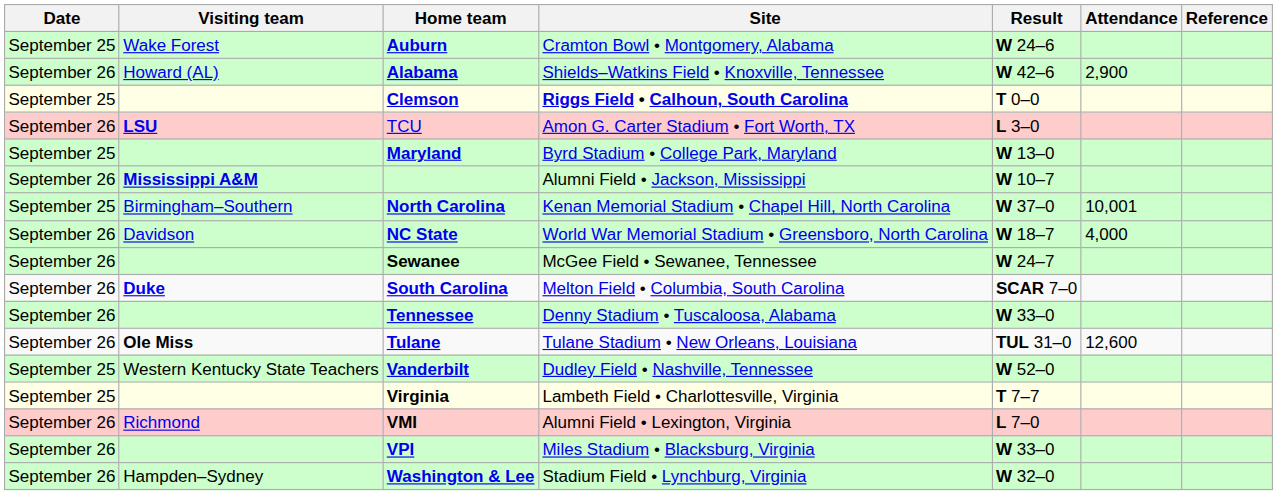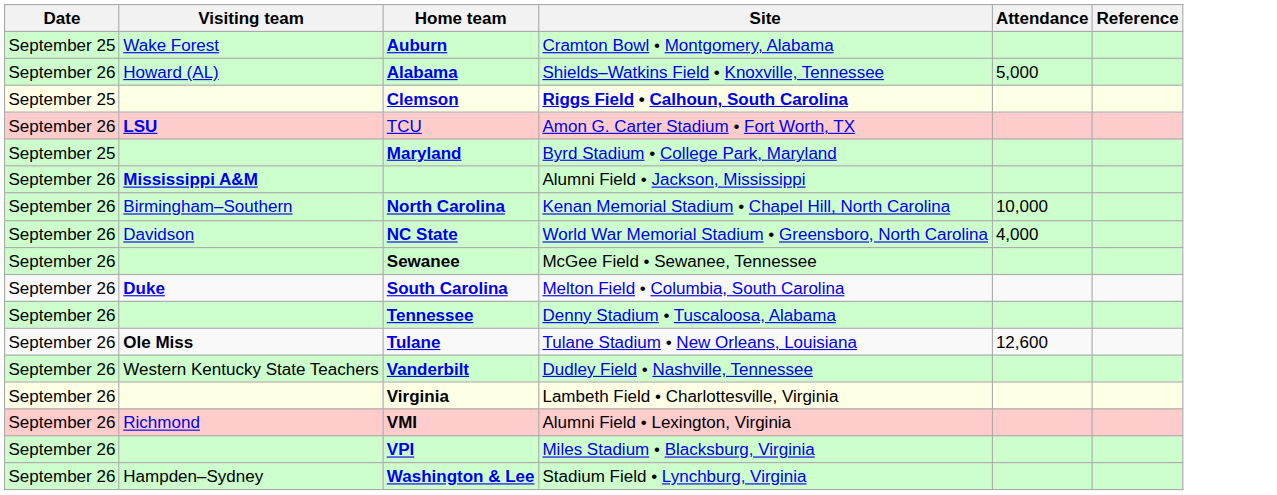- column: (1037, 18)
(1106, 72) 2,900 -> (1017, 72) 5,000
(62, 207) September 25 -> (62, 207) September 26
(1111, 207) 10,001 -> (1022, 207) 10,000
(62, 369) September 25 -> (62, 369) September 26
(62, 396) September 25 -> (62, 396) September 26
